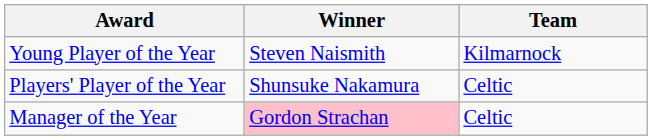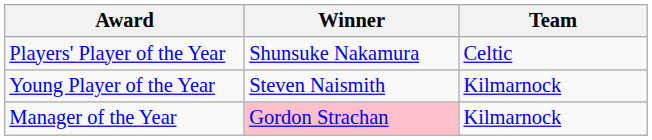rows swapped: (117, 85) <-> (112, 53)
(488, 118) Celtic -> (512, 118) Kilmarnock
